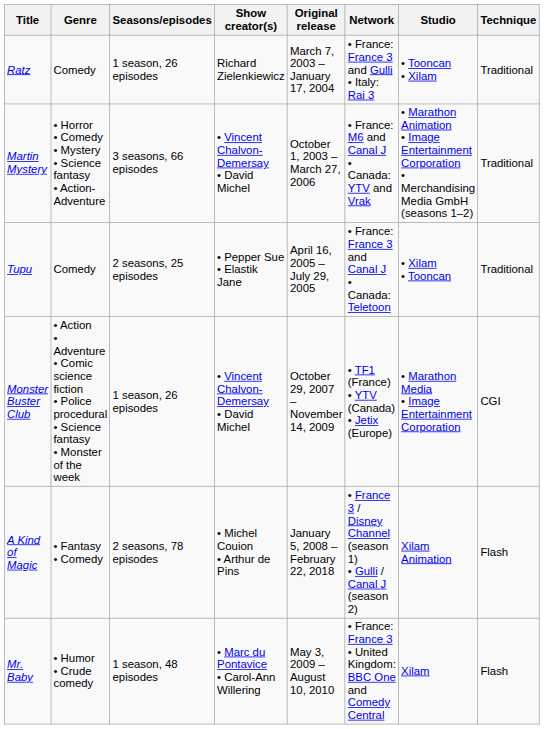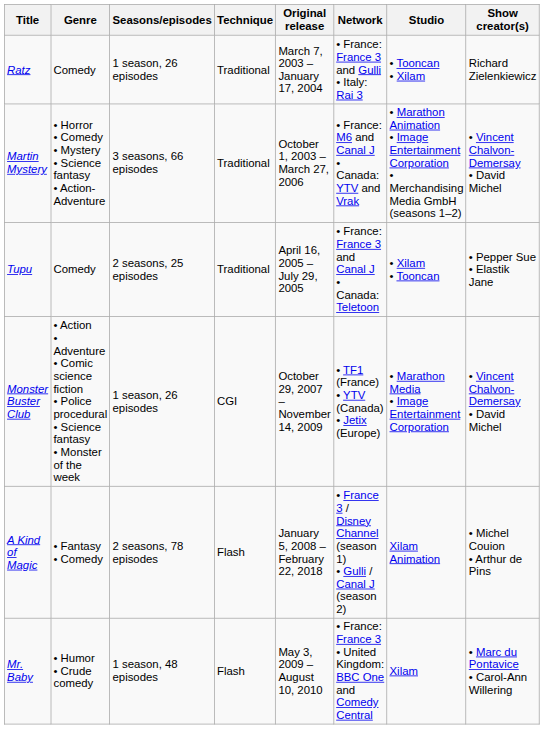columns swapped: (251, 20) <-> (508, 20)
